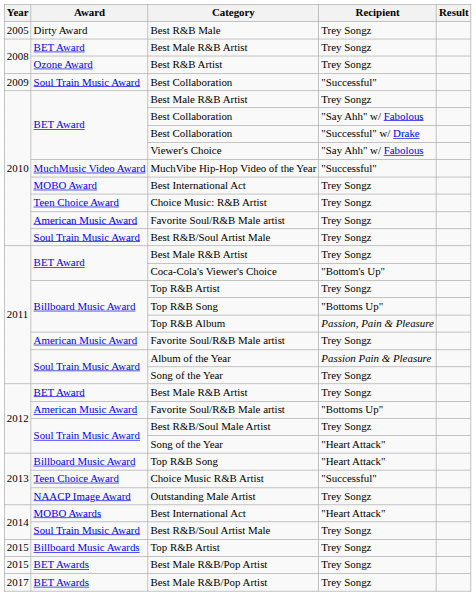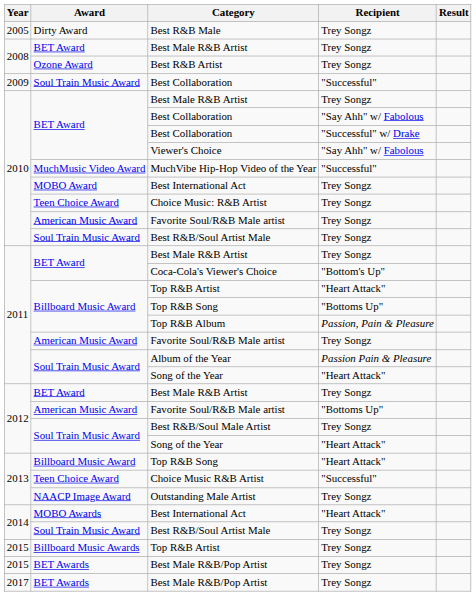(346, 289) Trey Songz -> (353, 289) "Heart Attack"
(346, 375) Trey Songz -> (353, 375) "Heart Attack"
